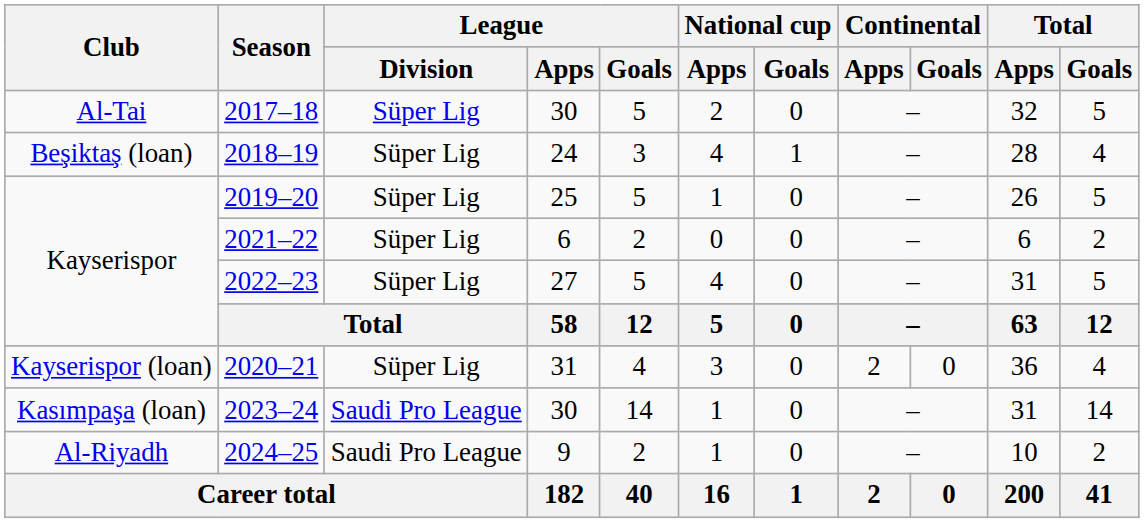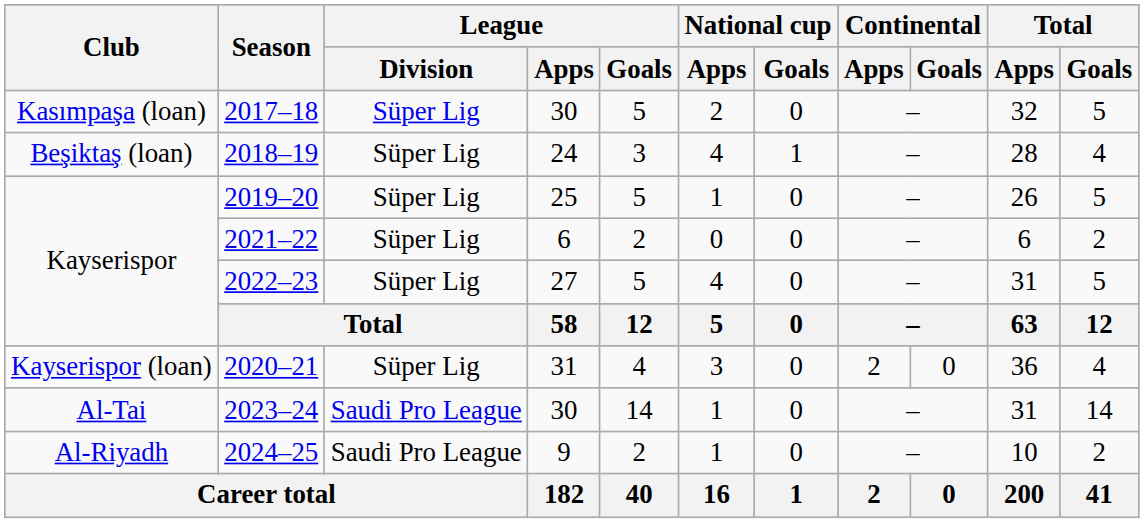(111, 111) Al-Tai -> (111, 111) Kasımpaşa (loan)
(111, 409) Kasımpaşa (loan) -> (111, 409) Al-Tai
